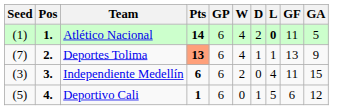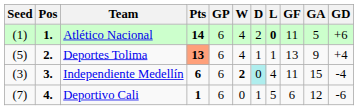+ column: (341, 14)
(20, 54) (7) -> (20, 54) (5)
(242, 74) normal -> (242, 74) bold
(259, 74) no background -> (259, 74) paleturquoise background
(20, 94) (5) -> (20, 94) (7)
